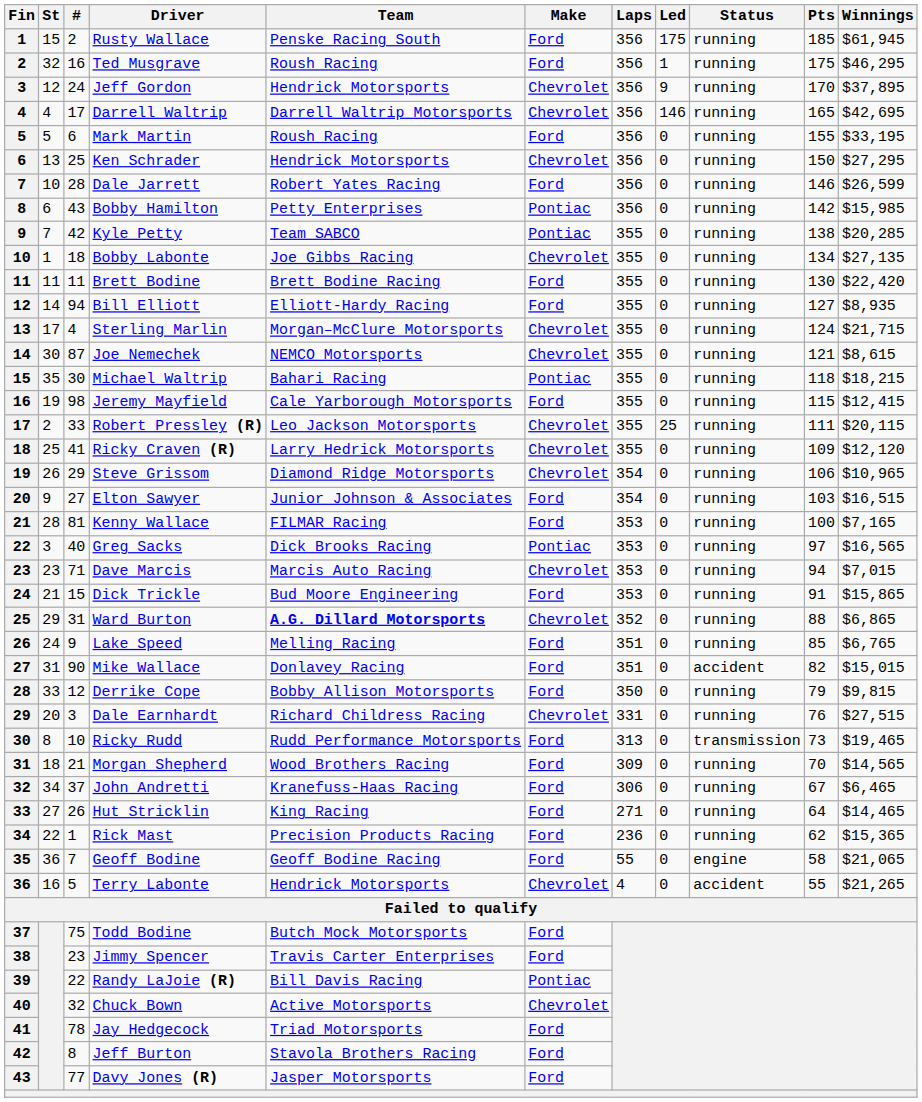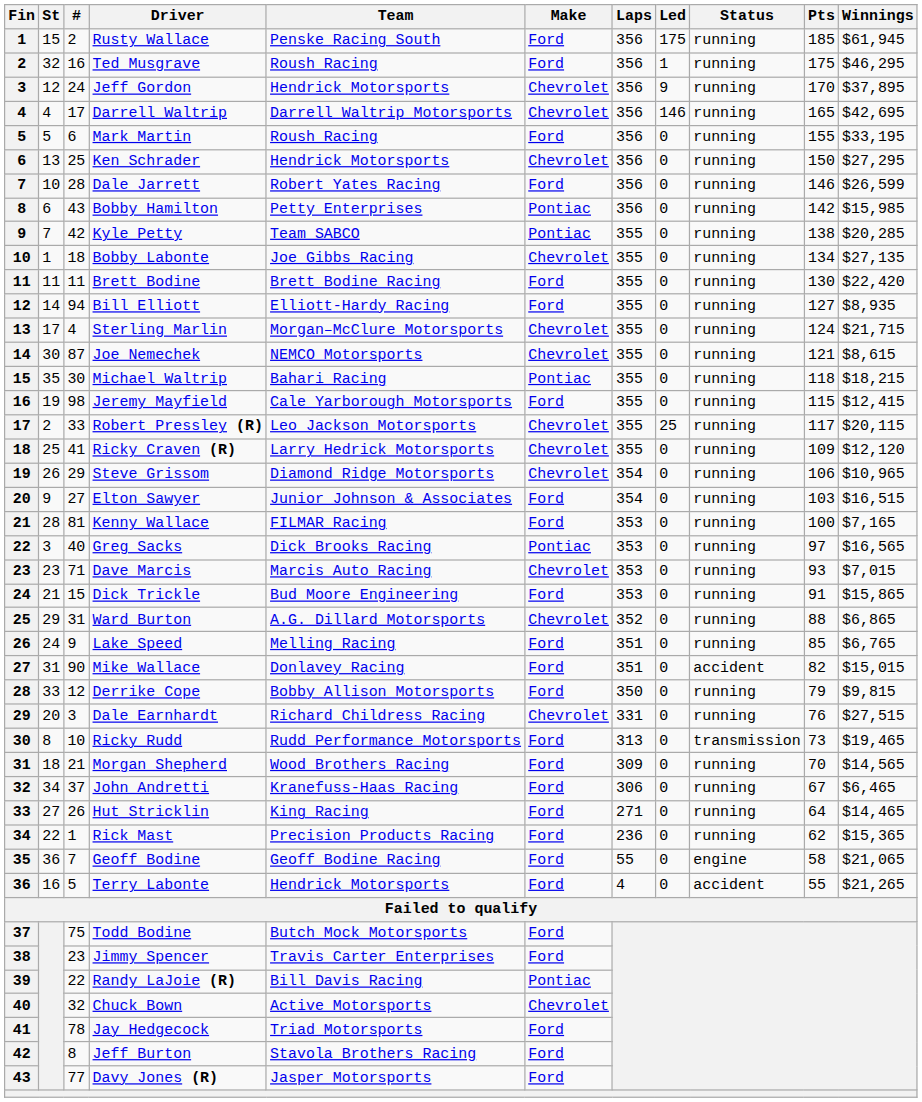(821, 427) 111 -> (821, 427) 117
(817, 572) 94 -> (817, 572) 93
(378, 620) bold -> (378, 620) normal
(569, 885) Chevrolet -> (546, 885) Ford
